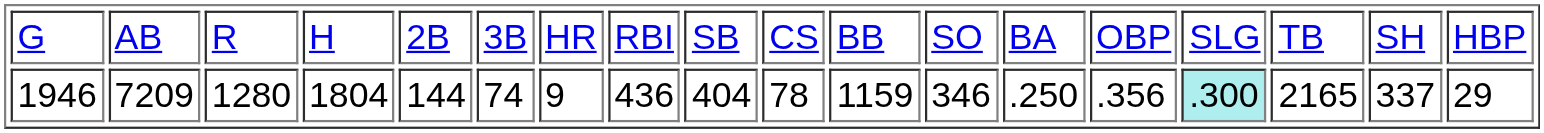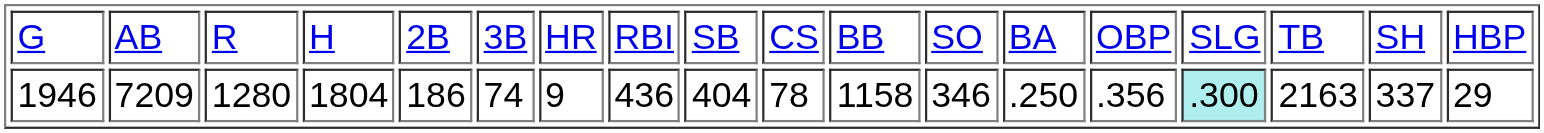(436, 94) 144 -> (436, 94) 186
(875, 94) 1159 -> (875, 94) 1158
(1318, 94) 2165 -> (1318, 94) 2163
